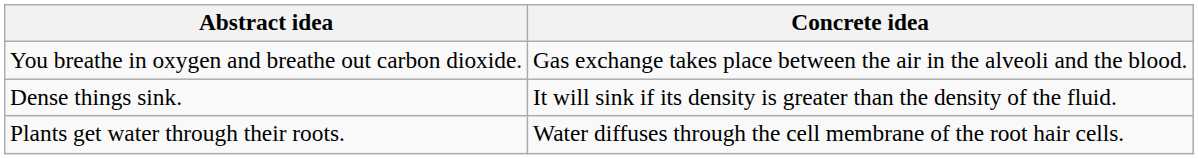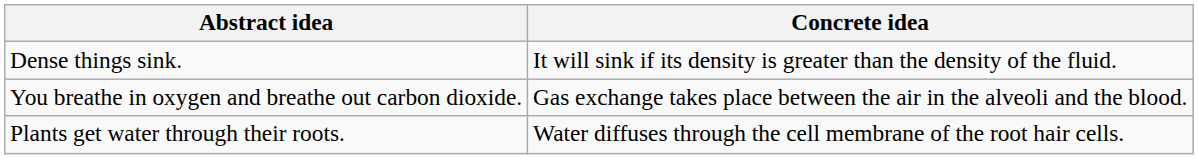rows swapped: (96, 97) <-> (266, 60)
